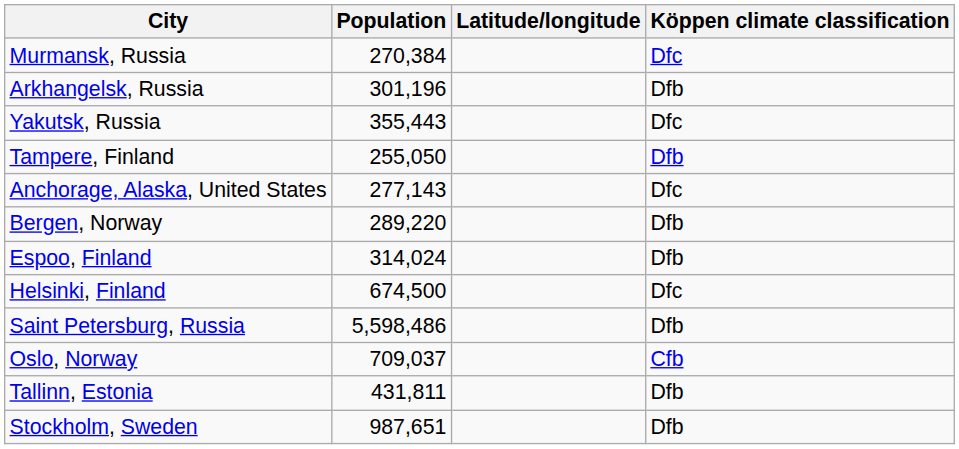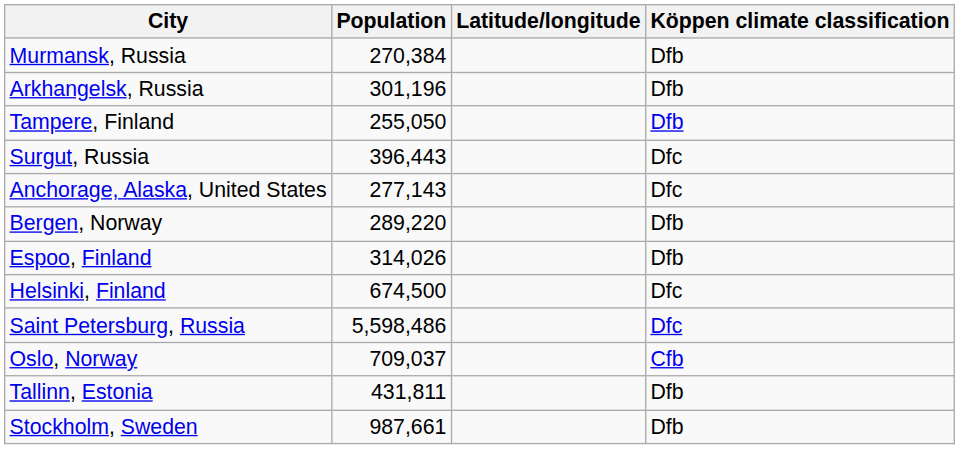(666, 55) Dfc -> (667, 55) Dfb
- row: (85, 122)
+ row: (79, 156)
(408, 257) 314,024 -> (408, 257) 314,026
(667, 325) Dfb -> (666, 325) Dfc
(408, 426) 987,651 -> (408, 426) 987,661
